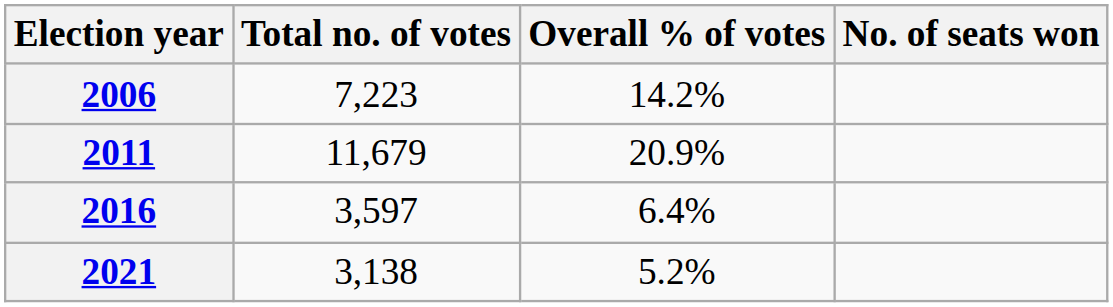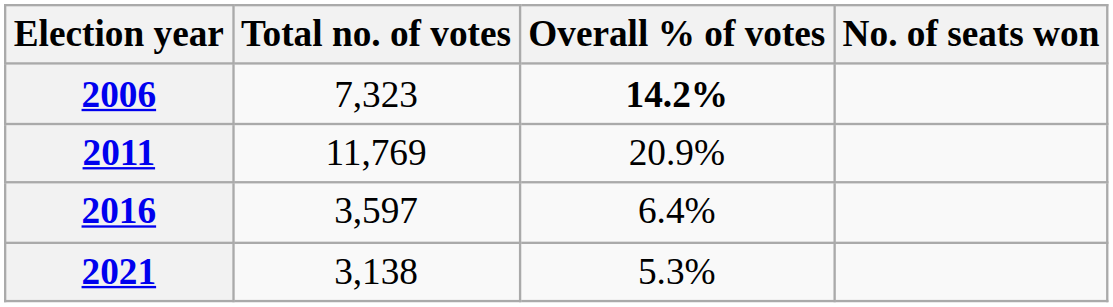(376, 93) 7,223 -> (376, 93) 7,323
(677, 93) normal -> (677, 93) bold
(376, 152) 11,679 -> (376, 152) 11,769
(677, 270) 5.2% -> (677, 270) 5.3%
